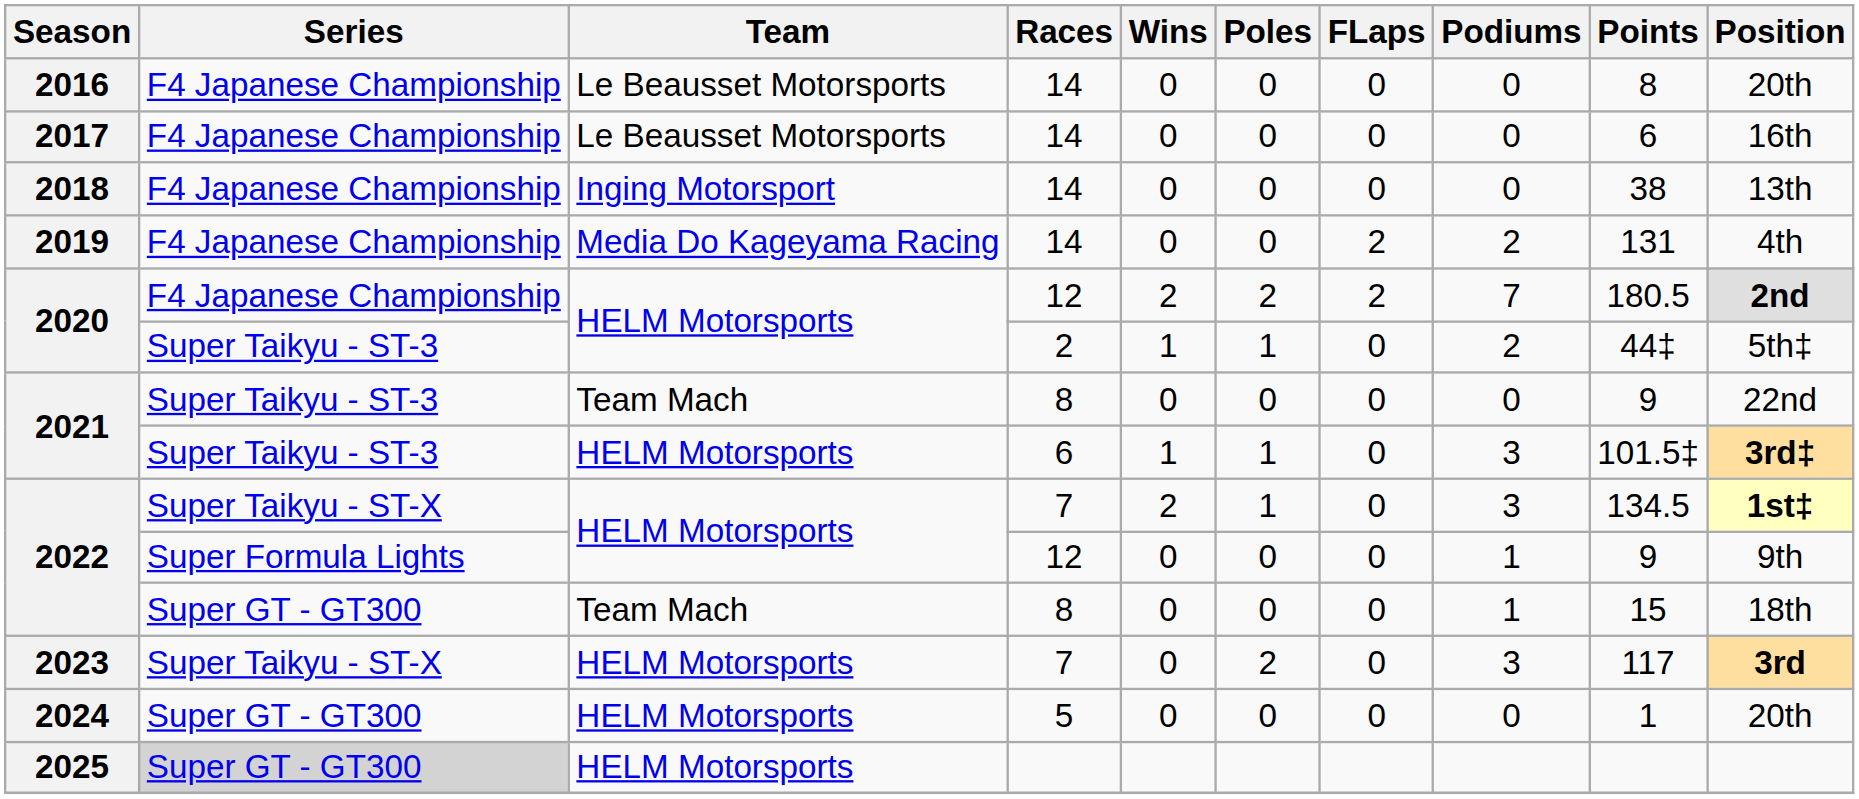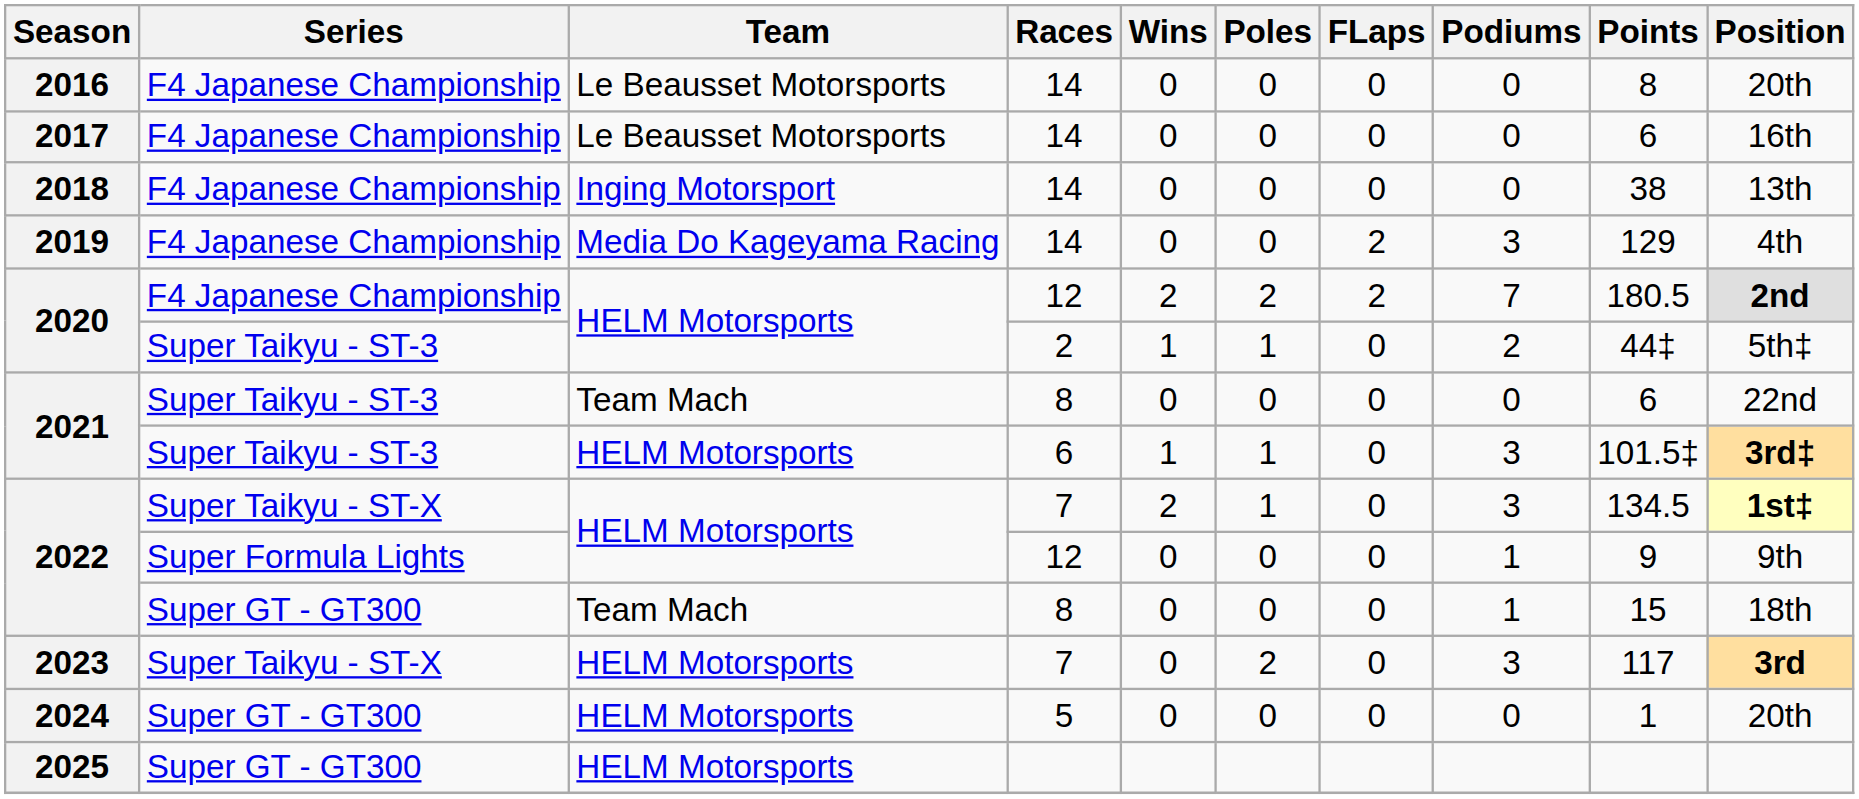(1511, 242) 2 -> (1511, 242) 3
(1648, 242) 131 -> (1648, 242) 129
(1648, 400) 9 -> (1648, 400) 6
(284, 768) lightgrey background -> (284, 768) no background
